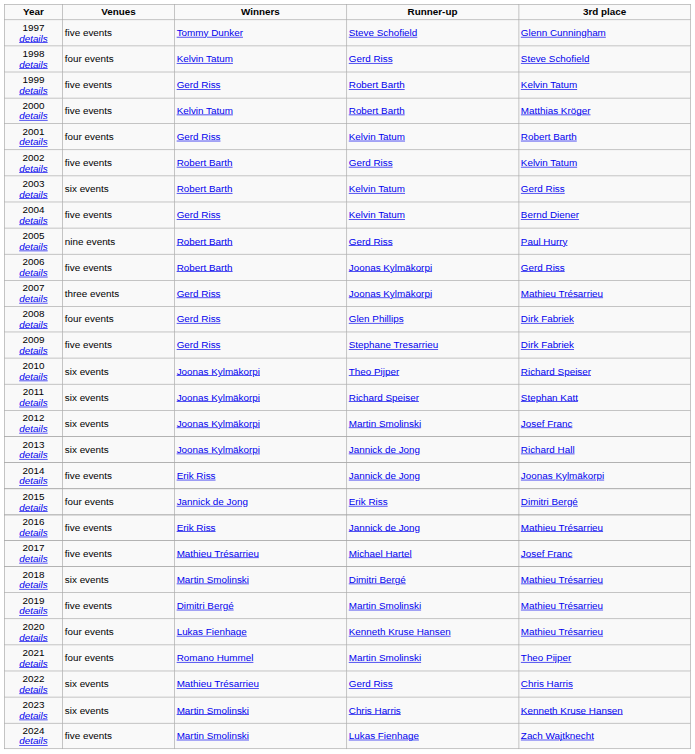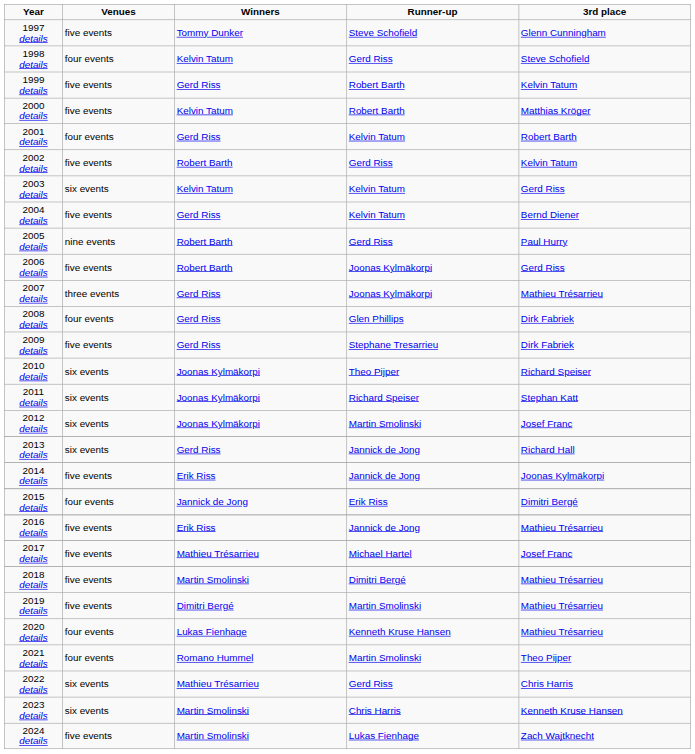(205, 189) Robert Barth -> (205, 189) Kelvin Tatum
(218, 449) Joonas Kylmäkorpi -> (199, 449) Gerd Riss
(87, 579) six events -> (88, 579) five events
